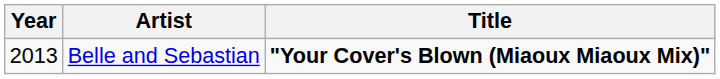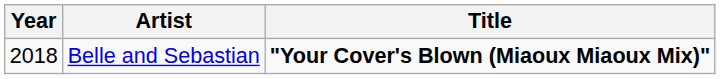(34, 55) 2013 -> (34, 55) 2018
